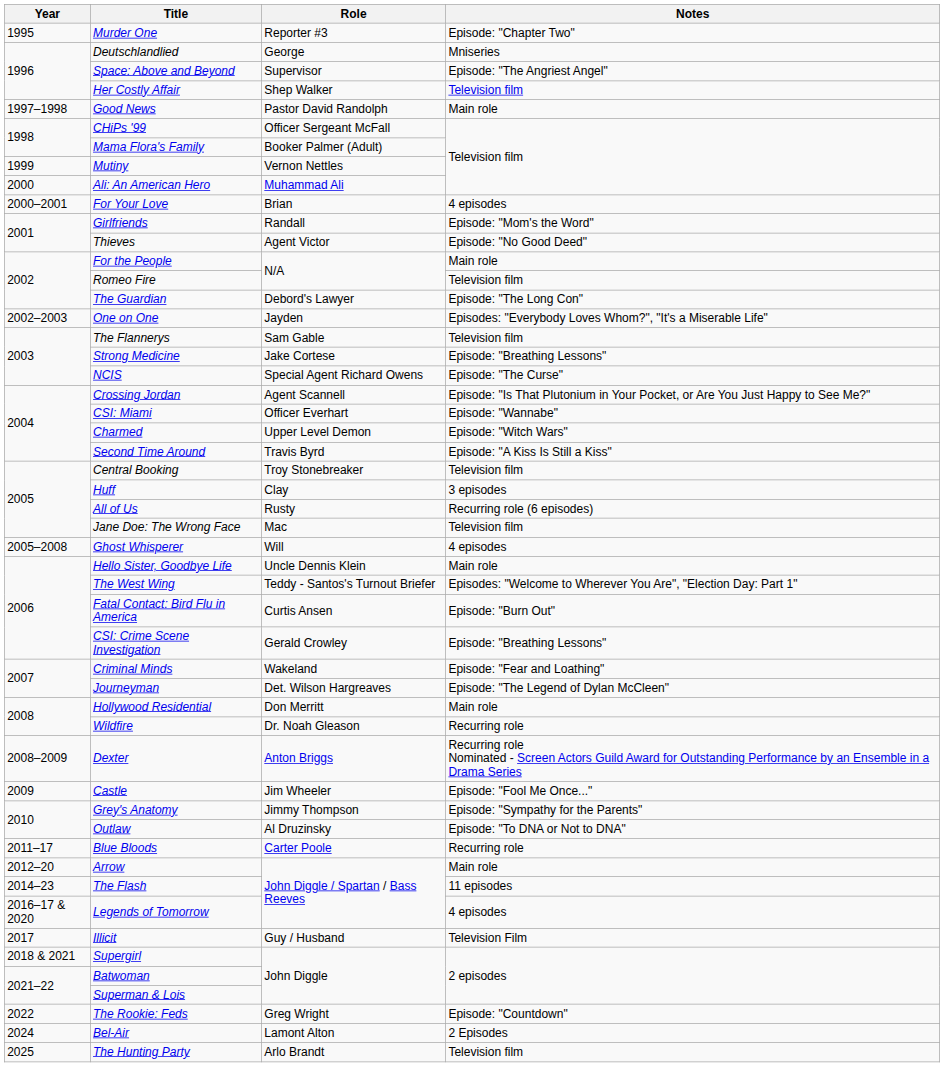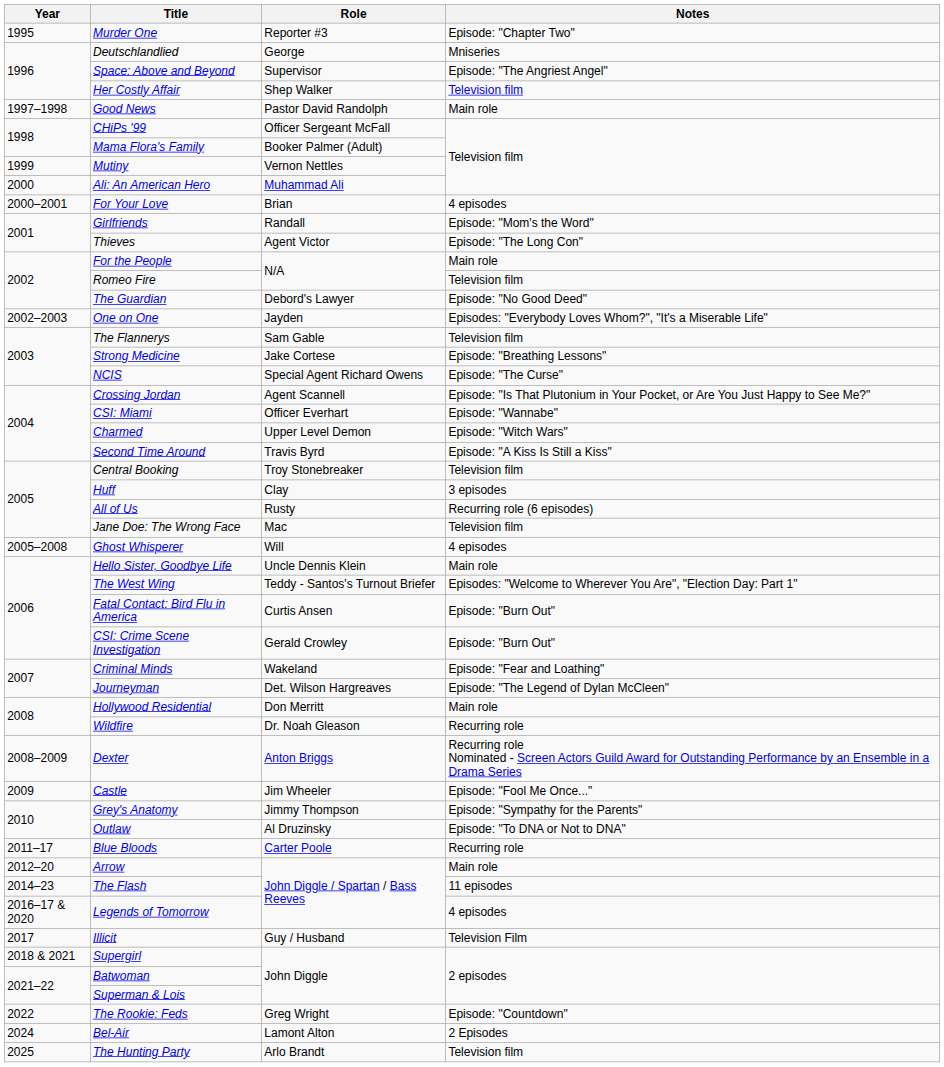(518, 242) Episode: "No Good Deed" -> (516, 242) Episode: "The Long Con"
(516, 299) Episode: "The Long Con" -> (518, 299) Episode: "No Good Deed"
(527, 643) Episode: "Breathing Lessons" -> (502, 643) Episode: "Burn Out"
